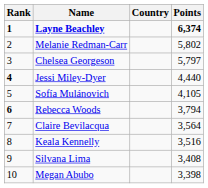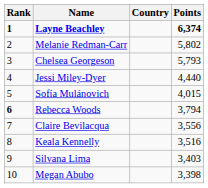(189, 61) 5,797 -> (189, 61) 5,793
(9, 77) bold -> (9, 77) normal
(189, 93) 4,105 -> (189, 93) 4,015
(189, 126) 3,564 -> (189, 126) 3,556
(189, 158) 3,408 -> (189, 158) 3,403
